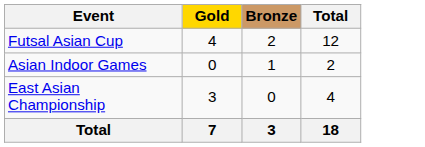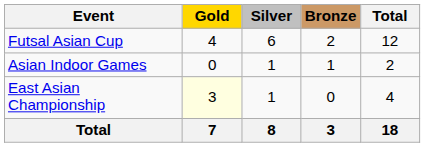+ column: (271, 16)
(212, 97) no background -> (212, 97) lightyellow background
